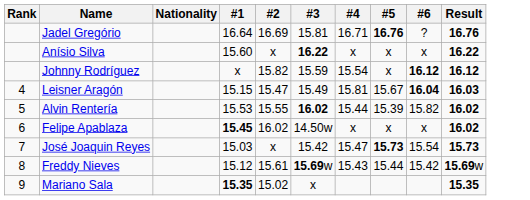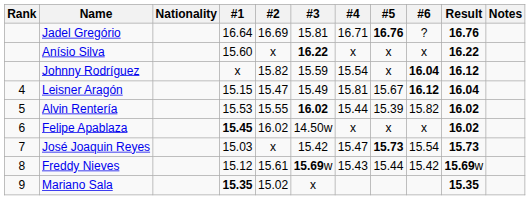+ column: (505, 14)
(424, 71) 16.12 -> (424, 71) 16.04
(424, 90) 16.04 -> (424, 90) 16.12
(464, 90) 16.03 -> (464, 90) 16.04
